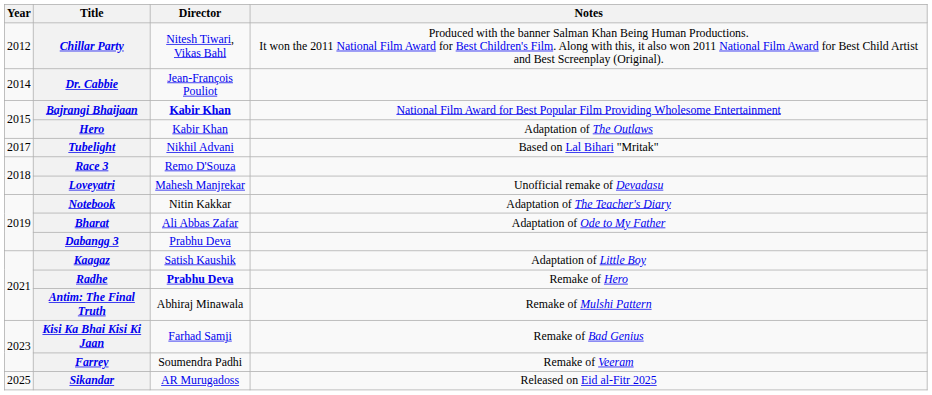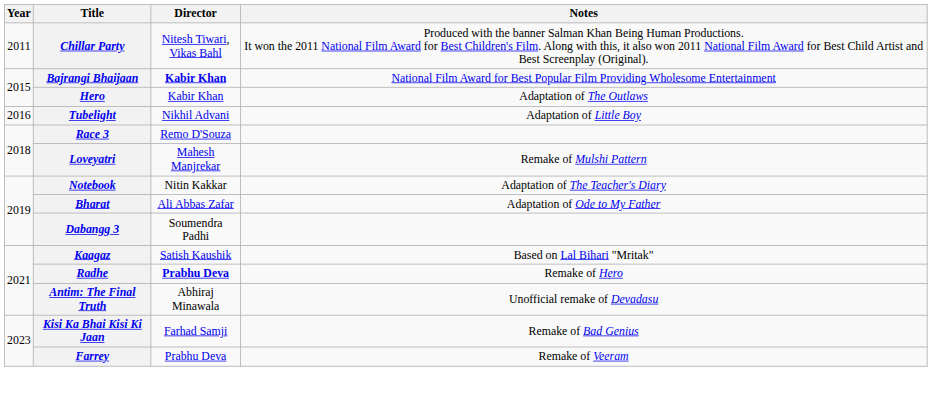(19, 45) 2012 -> (19, 45) 2011
- row: (92, 84)
(19, 147) 2017 -> (19, 115) 2016
(589, 147) Based on Lal Bihari "Mritak" -> (584, 115) Adaptation of Little Boy
(589, 185) Unofficial remake of Devadasu -> (584, 159) Remake of Mulshi Pattern
(200, 241) Prabhu Deva -> (196, 229) Soumendra Padhi
(589, 260) Adaptation of Little Boy -> (584, 254) Based on Lal Bihari "Mritak"
(589, 304) Remake of Mulshi Pattern -> (584, 299) Unofficial remake of Devadasu
(200, 362) Soumendra Padhi -> (196, 356) Prabhu Deva
- row: (92, 380)
